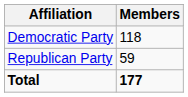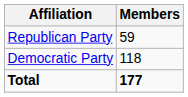rows swapped: (60, 37) <-> (60, 59)
